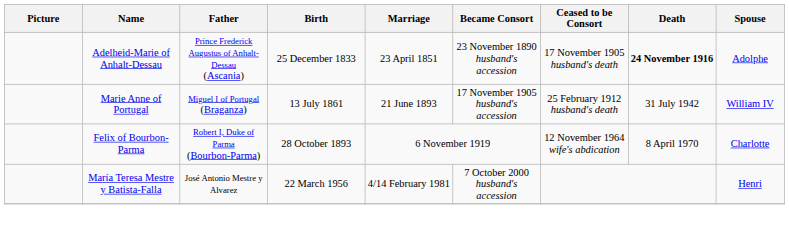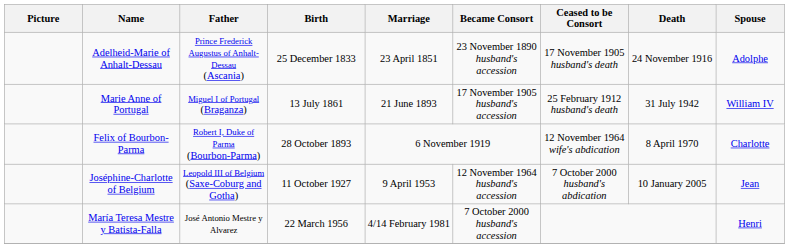(672, 58) bold -> (672, 58) normal
+ row: (131, 184)
